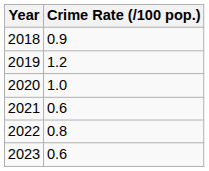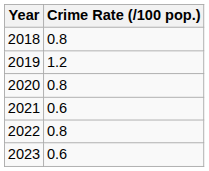(57, 39) 0.9 -> (57, 39) 0.8
(57, 85) 1.0 -> (57, 85) 0.8
